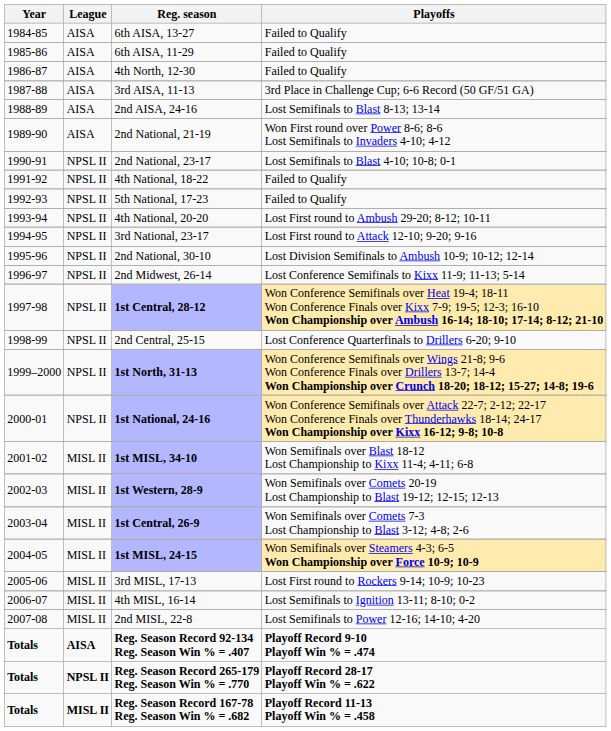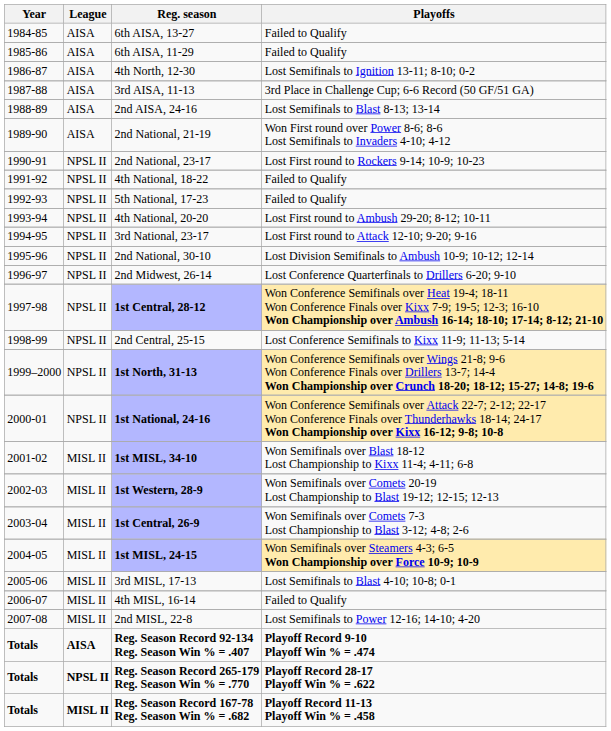(306, 71) Failed to Qualify -> (370, 71) Lost Semifinals to Ignition 13-11; 8-10; 0-2
(360, 160) Lost Semifinals to Blast 4-10; 10-8; 0-1 -> (375, 160) Lost First round to Rockers 9-14; 10-9; 10-23
(395, 274) Lost Conference Semifinals to Kixx 11-9; 11-13; 5-14 -> (390, 274) Lost Conference Quarterfinals to Drillers 6-20; 9-10
(390, 339) Lost Conference Quarterfinals to Drillers 6-20; 9-10 -> (395, 339) Lost Conference Semifinals to Kixx 11-9; 11-13; 5-14
(375, 581) Lost First round to Rockers 9-14; 10-9; 10-23 -> (360, 581) Lost Semifinals to Blast 4-10; 10-8; 0-1
(370, 600) Lost Semifinals to Ignition 13-11; 8-10; 0-2 -> (306, 600) Failed to Qualify
